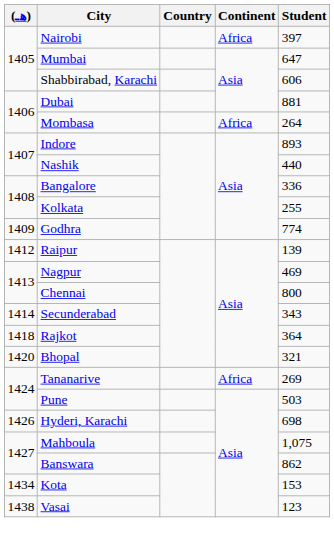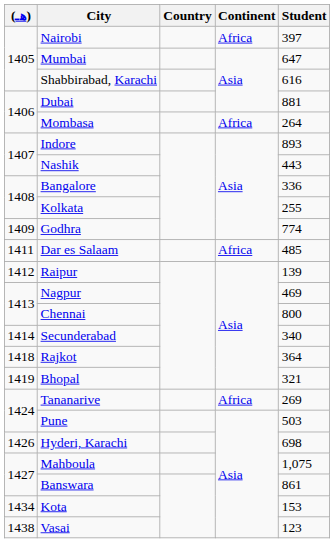(292, 79) 606 -> (292, 79) 616
(292, 165) 440 -> (292, 165) 443
+ row: (79, 250)
(292, 314) 343 -> (292, 335) 340
(21, 357) 1420 -> (21, 378) 1419
(292, 463) 862 -> (292, 484) 861
